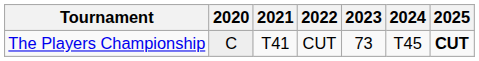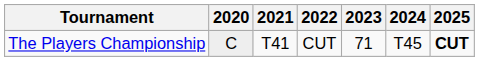(364, 44) 73 -> (364, 44) 71
